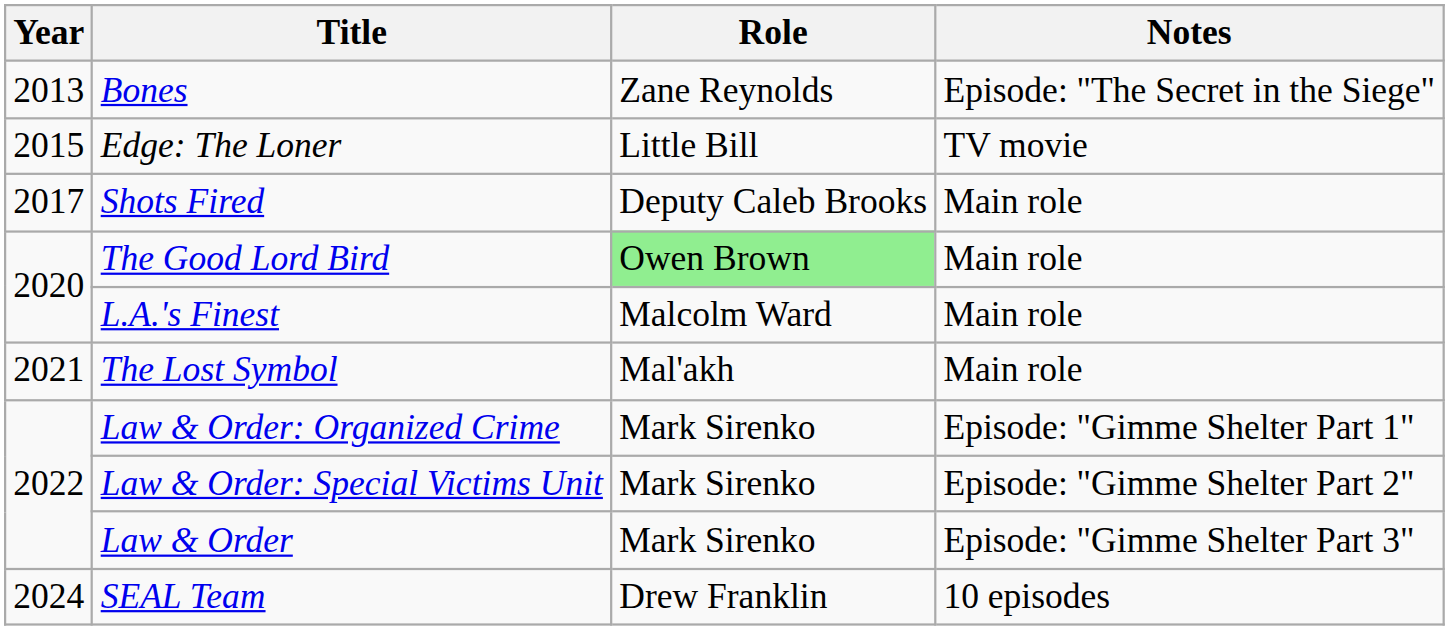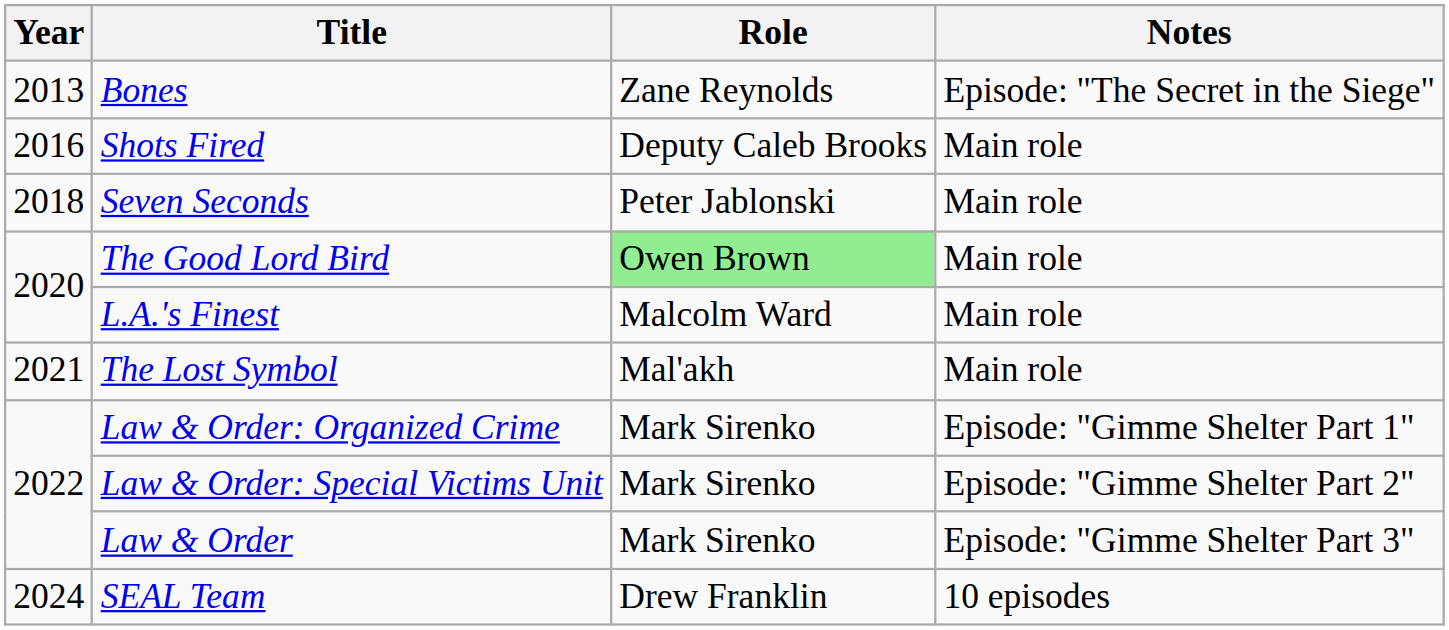- row: (221, 145)
(49, 201) 2017 -> (49, 145) 2016
+ row: (205, 201)
